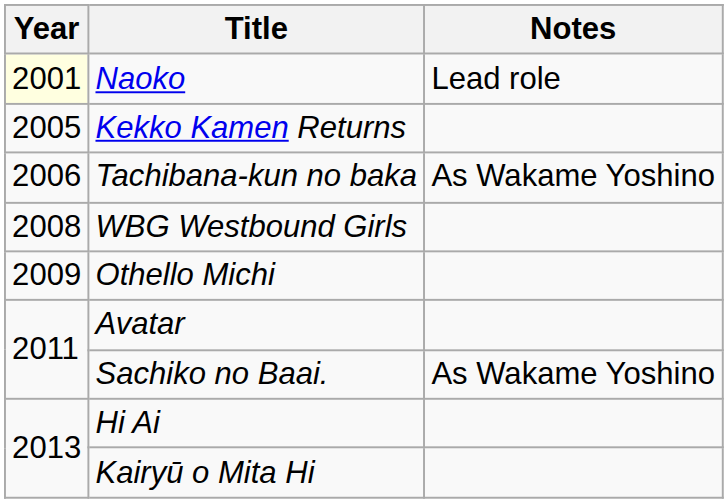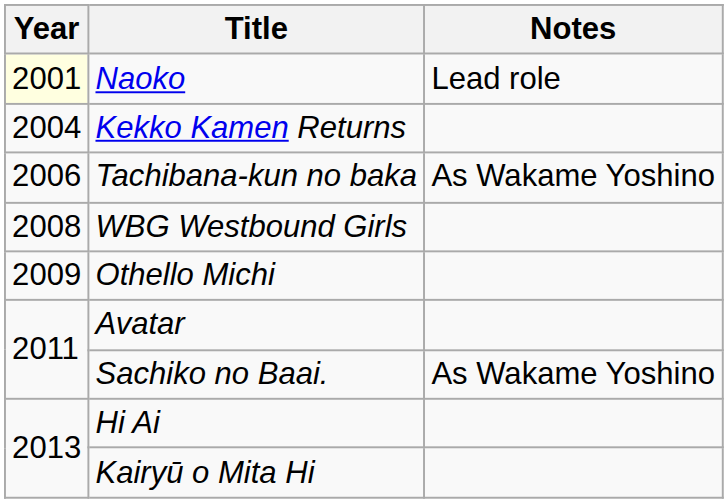(47, 127) 2005 -> (47, 127) 2004
